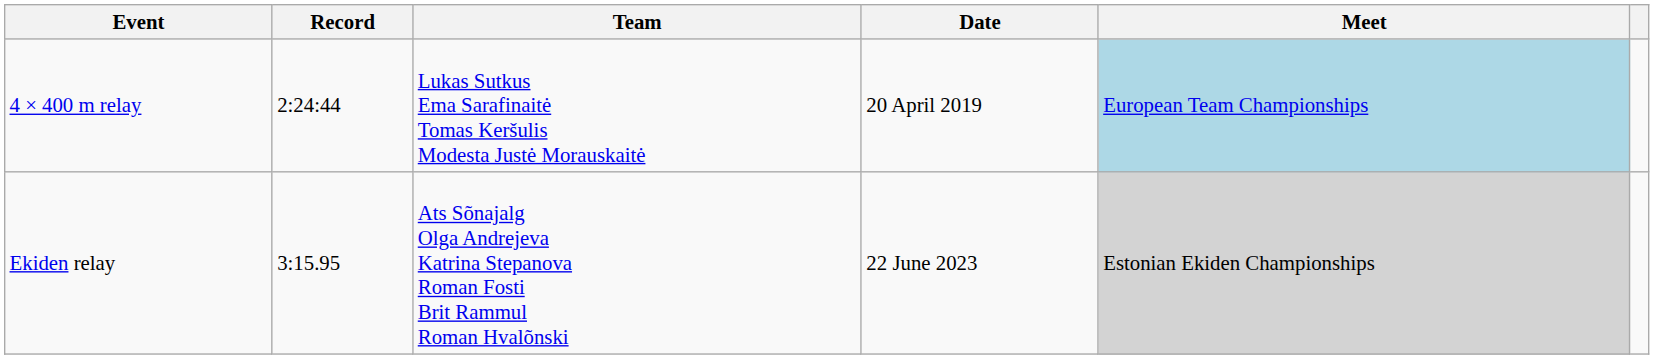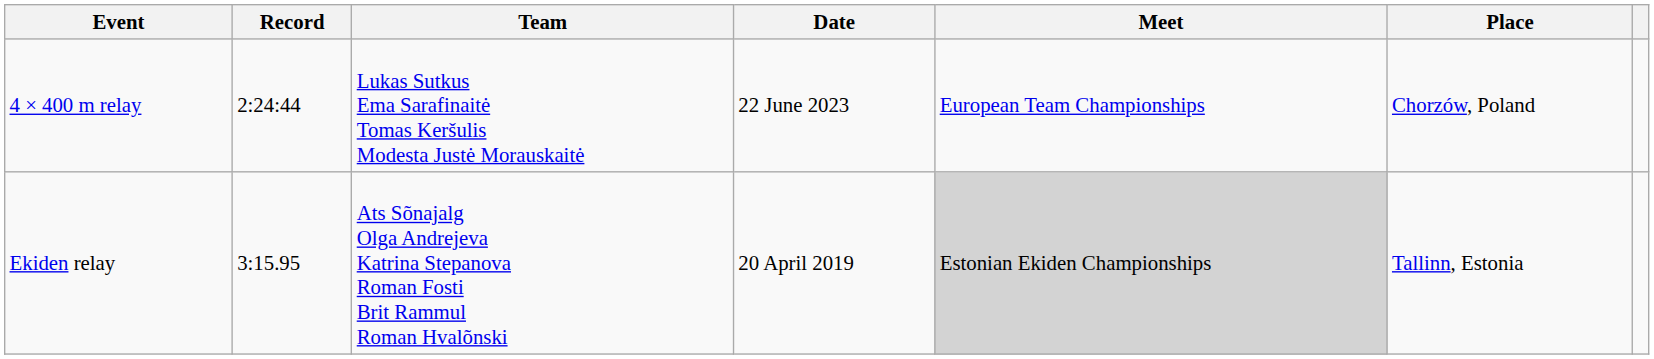+ column: (1510, 21)
(924, 105) 20 April 2019 -> (794, 105) 22 June 2023
(1236, 105) lightblue background -> (1072, 105) no background
(922, 263) 22 June 2023 -> (796, 263) 20 April 2019
